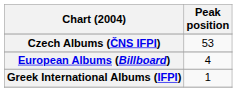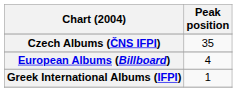(208, 43) 53 -> (208, 43) 35
